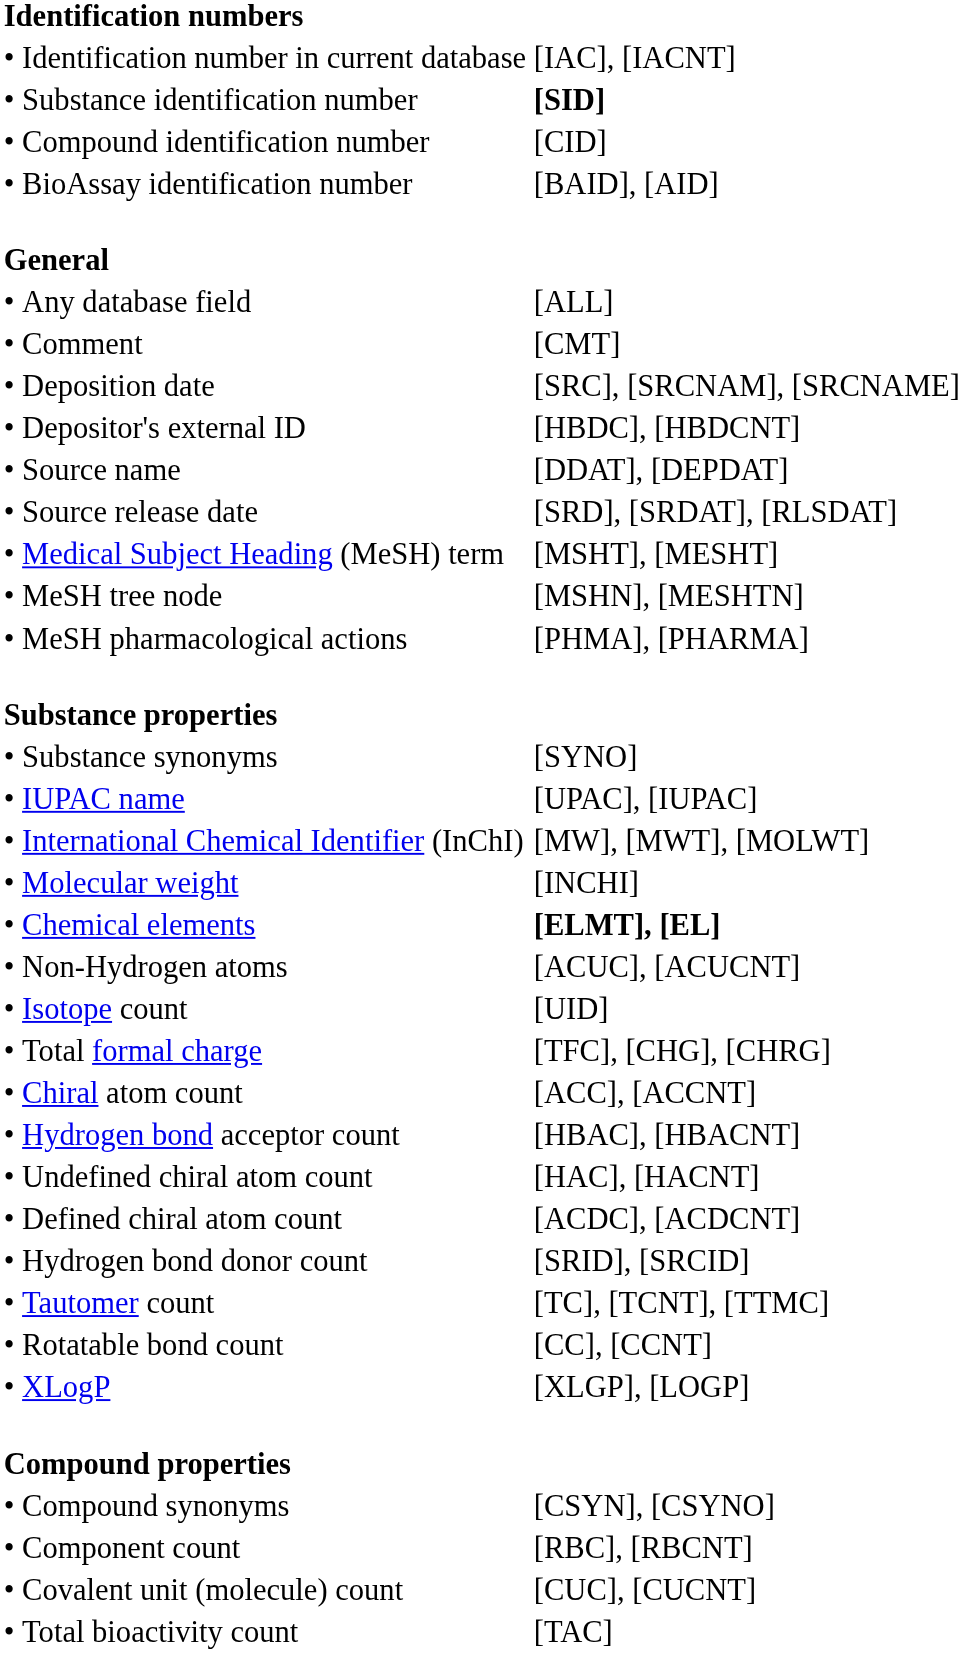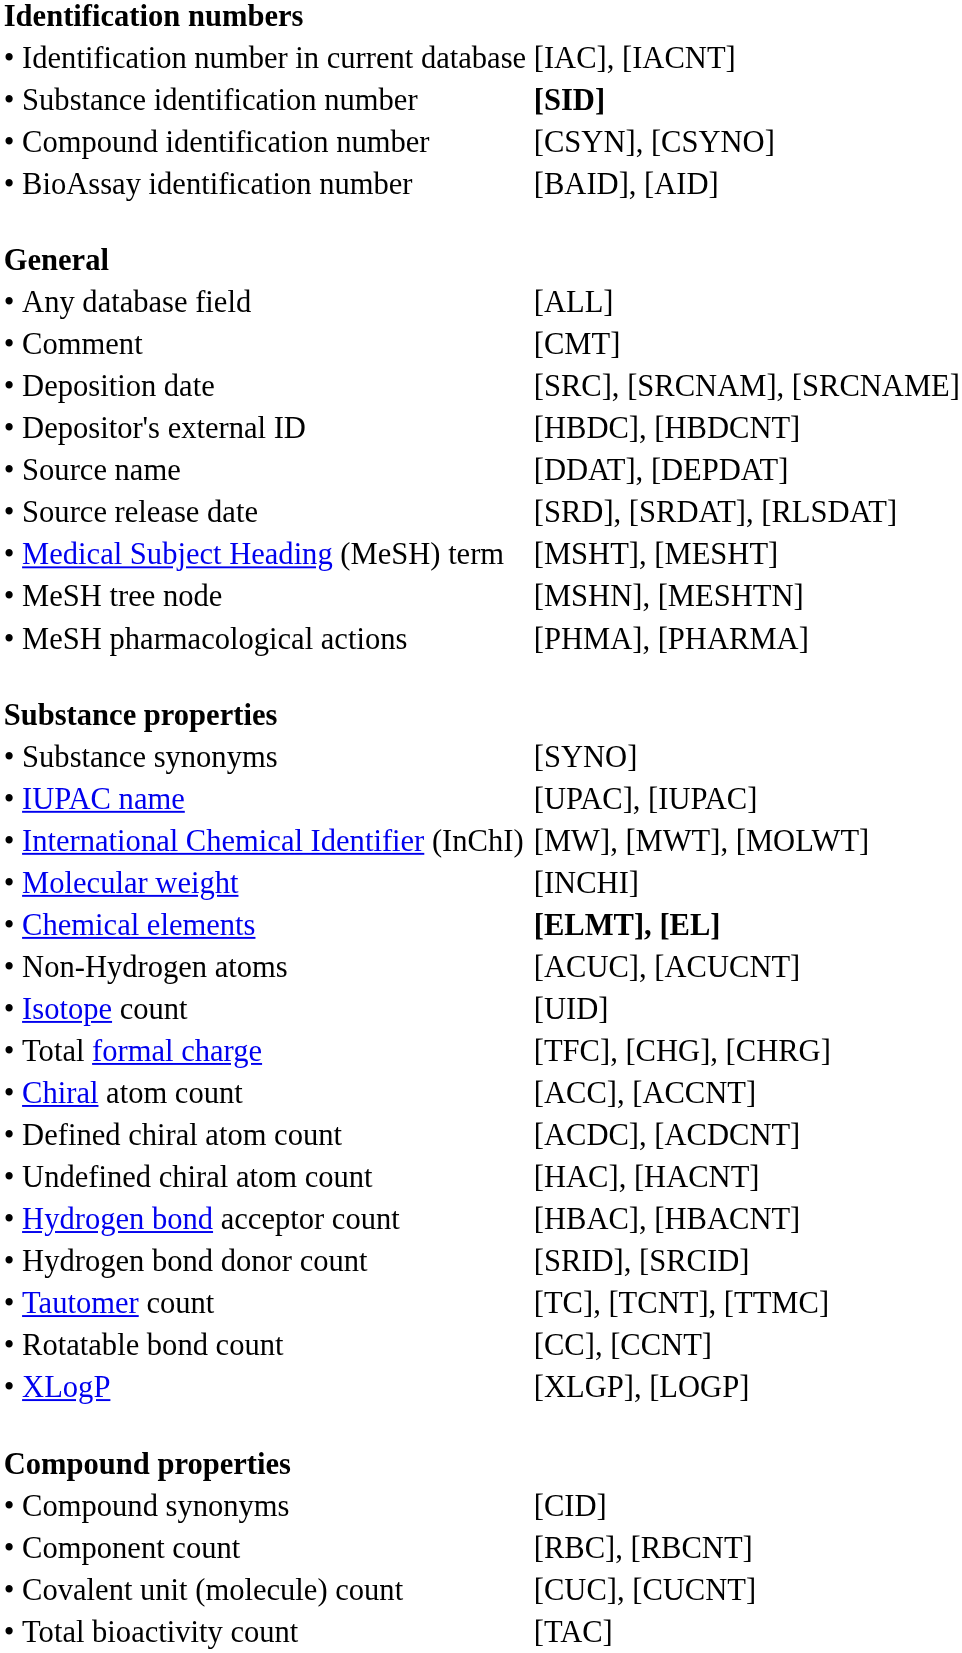(570, 141) [CID] -> (654, 141) [CSYN], [CSYNO]
rows swapped: (182, 1219) <-> (211, 1135)
(654, 1505) [CSYN], [CSYNO] -> (570, 1505) [CID]
